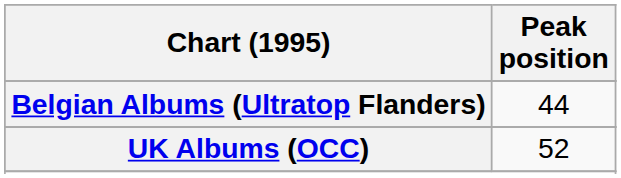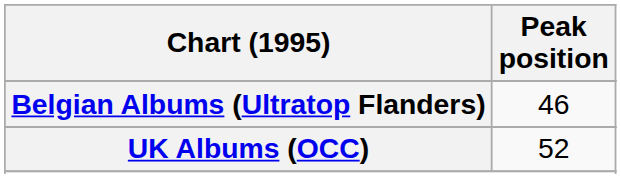(554, 103) 44 -> (554, 103) 46
